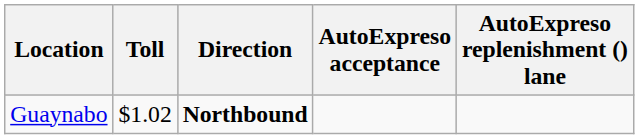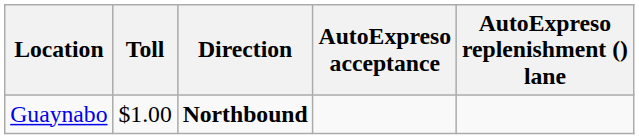(145, 114) $1.02 -> (145, 114) $1.00
